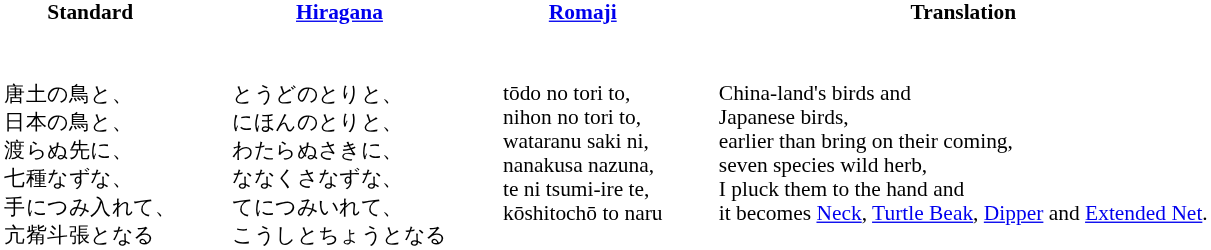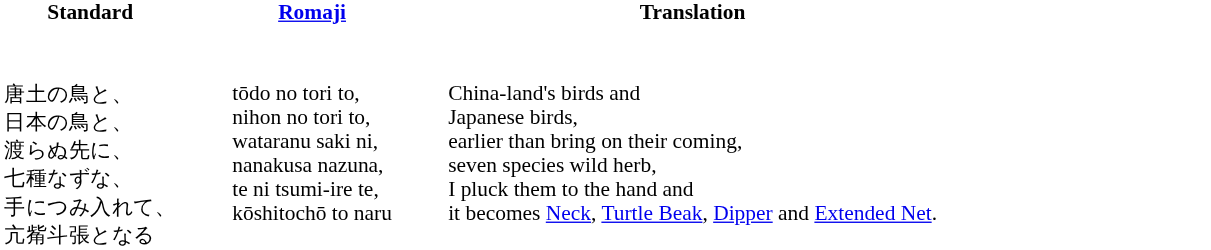- column: (339, 12)
